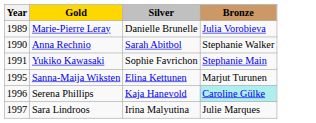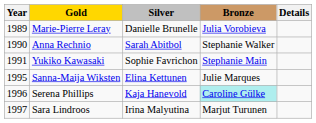+ column: (294, 12)
(235, 77) Marjut Turunen -> (231, 77) Julie Marques
(231, 110) Julie Marques -> (235, 110) Marjut Turunen
